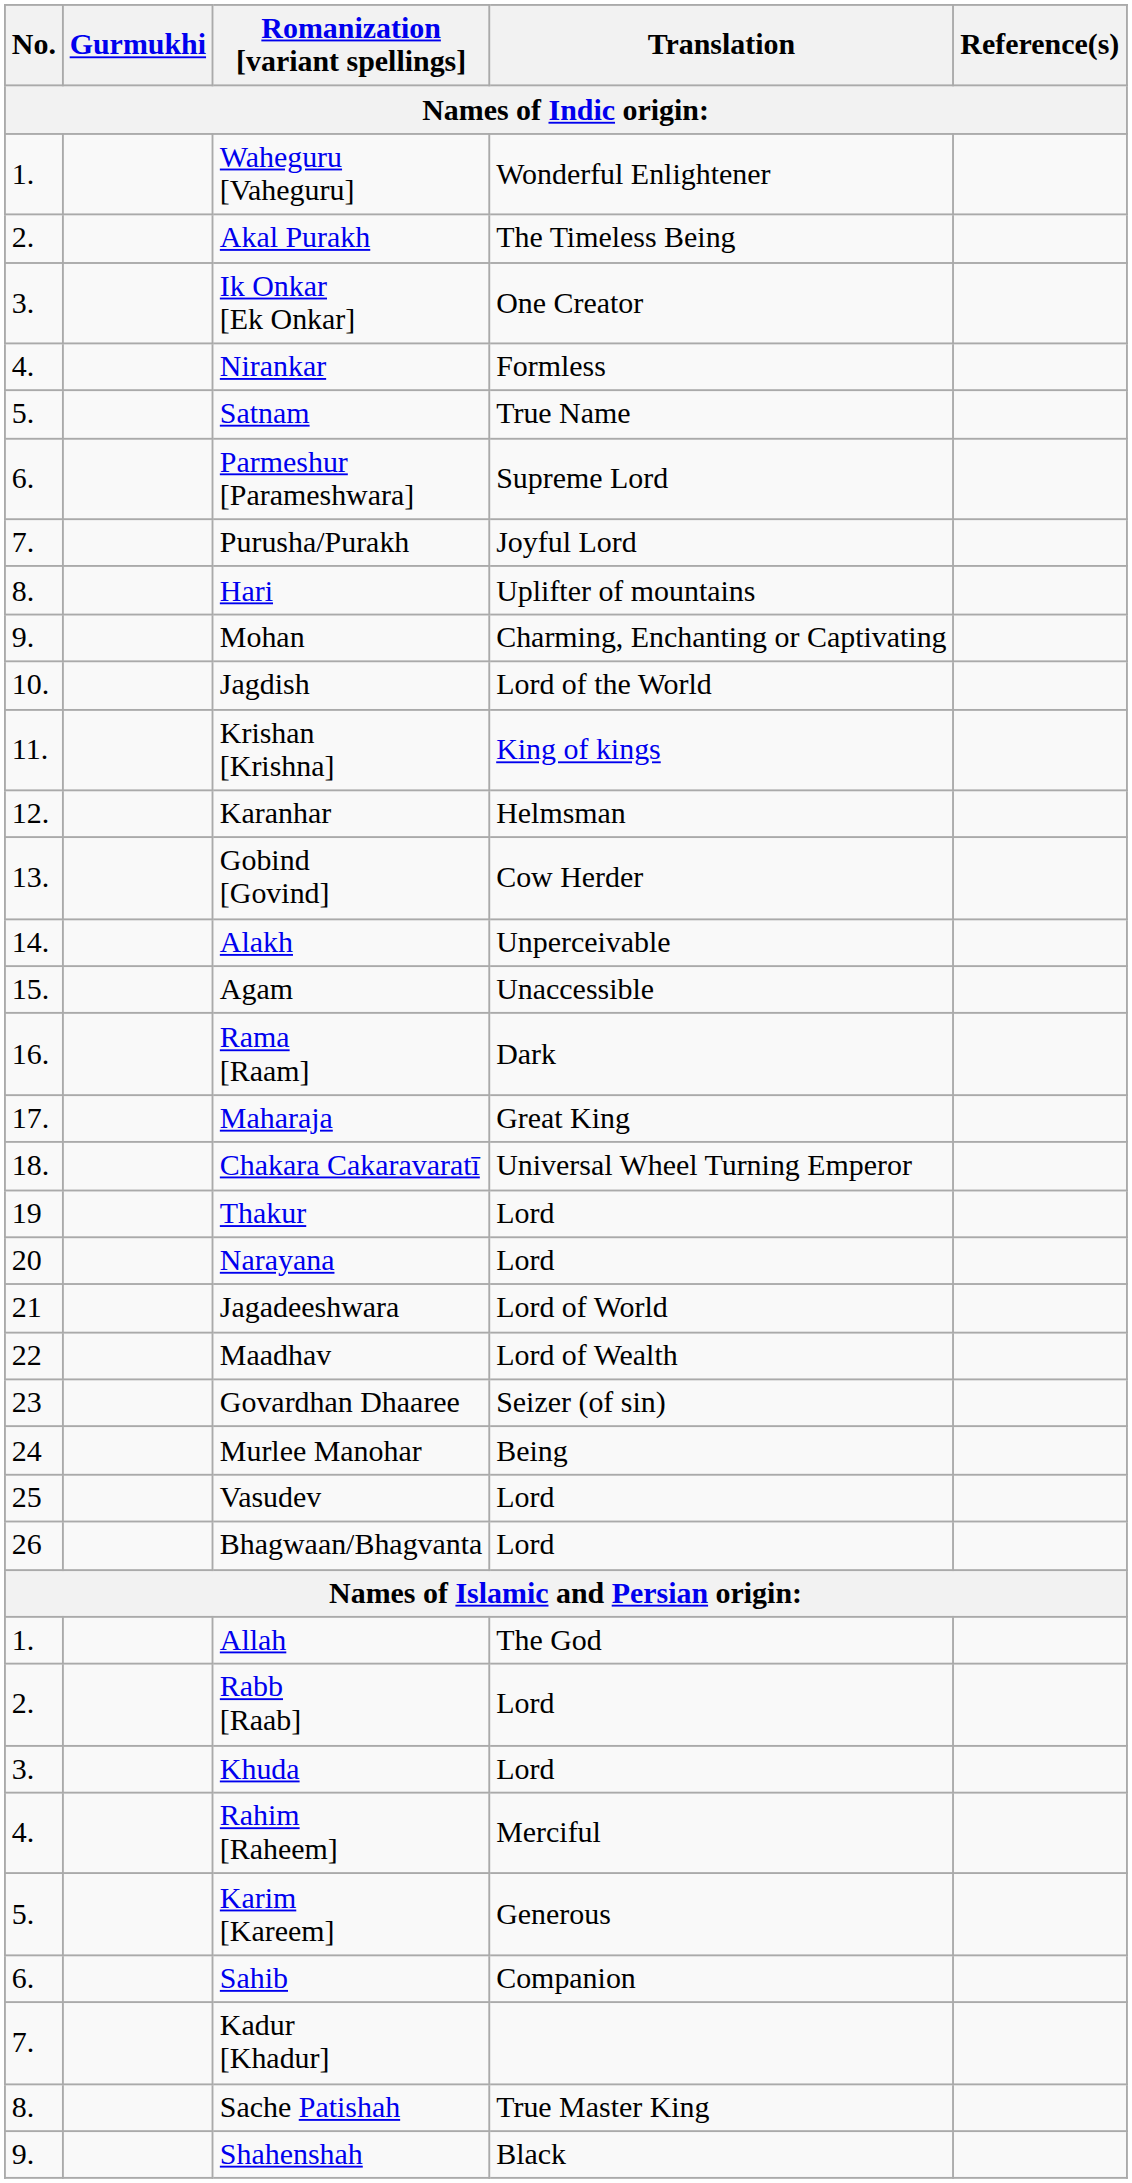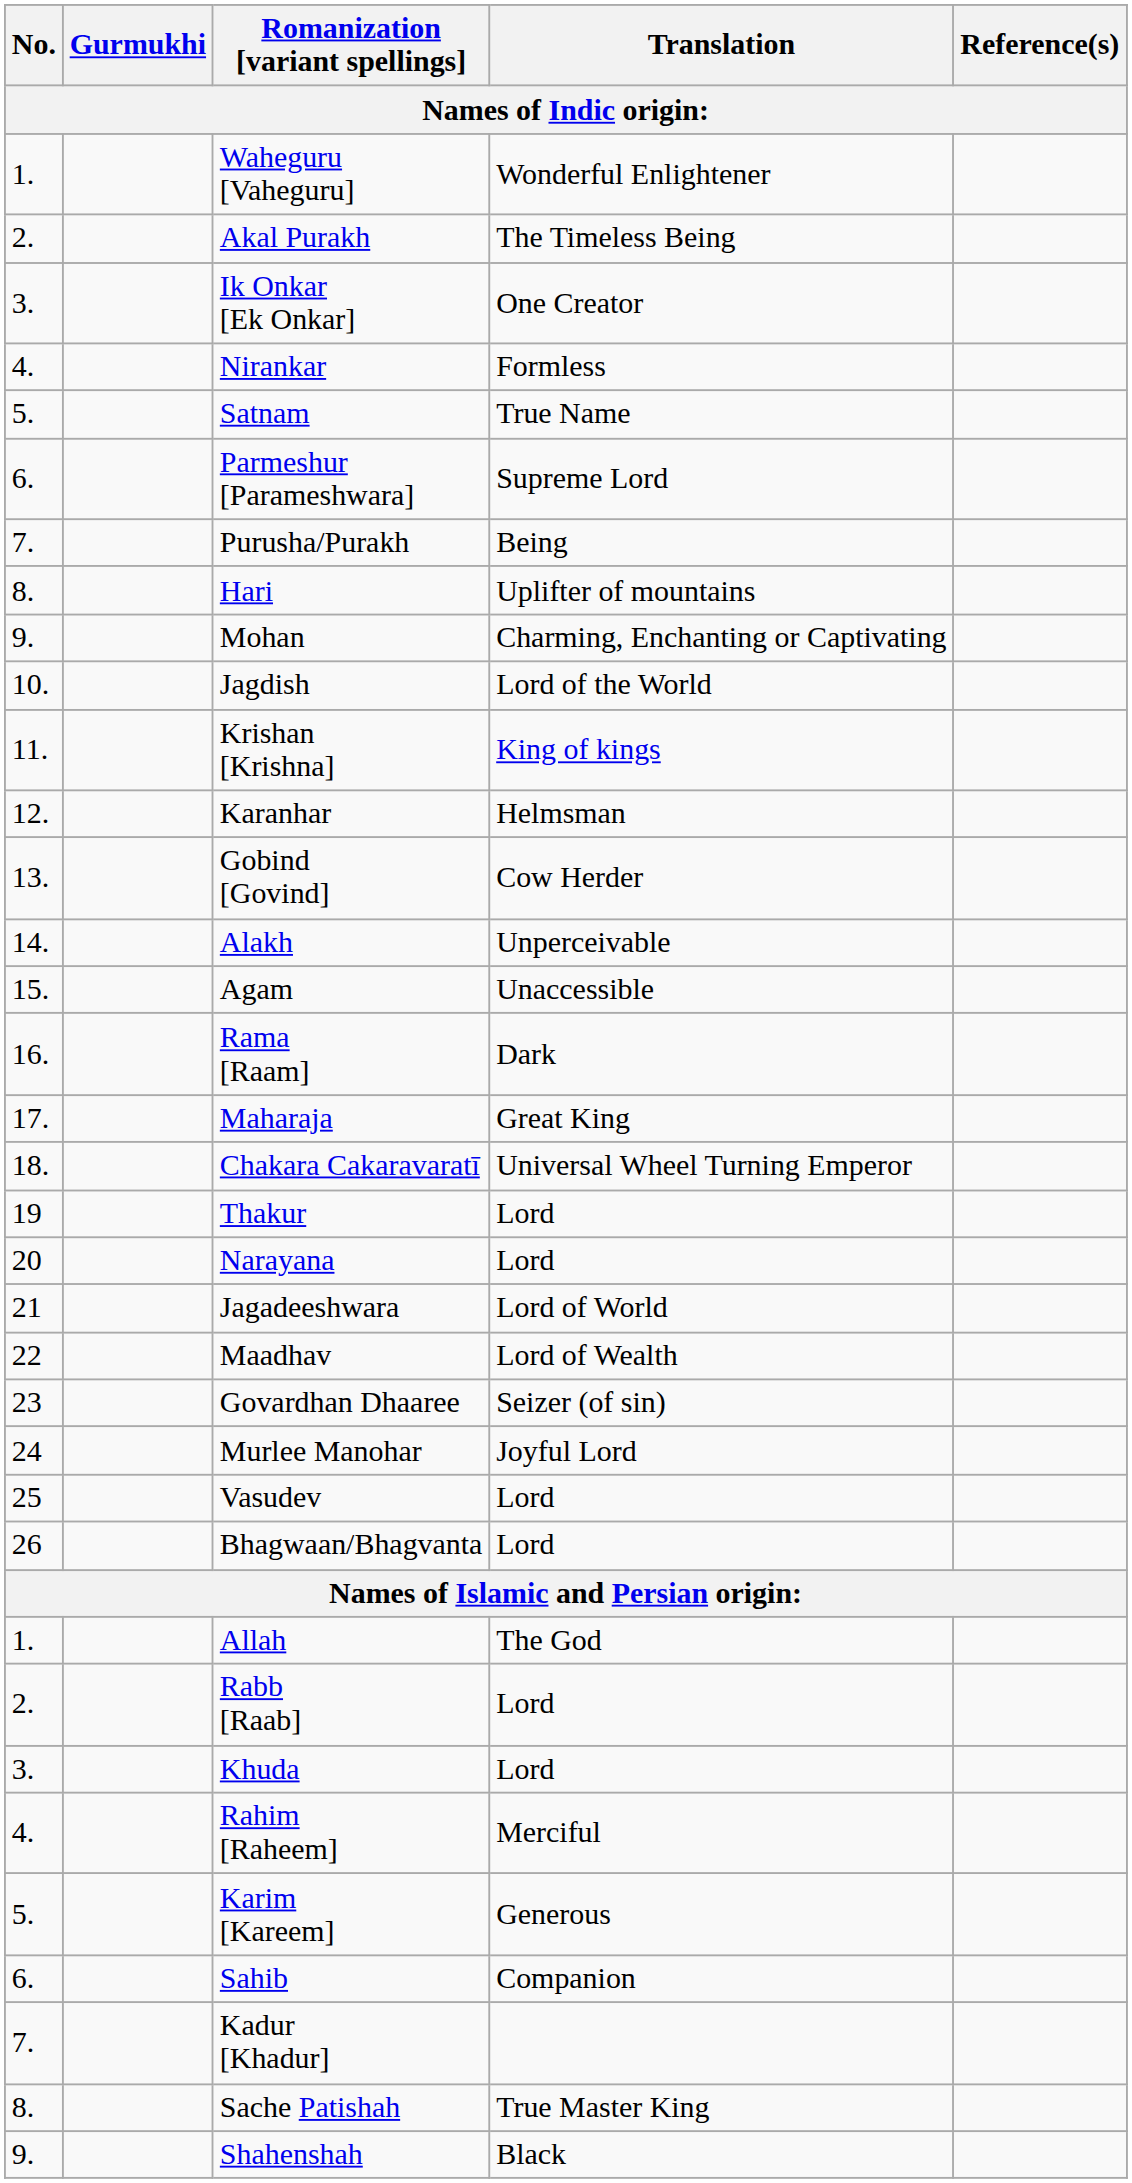(566, 542) Joyful Lord -> (532, 542) Being
(532, 1450) Being -> (566, 1450) Joyful Lord
